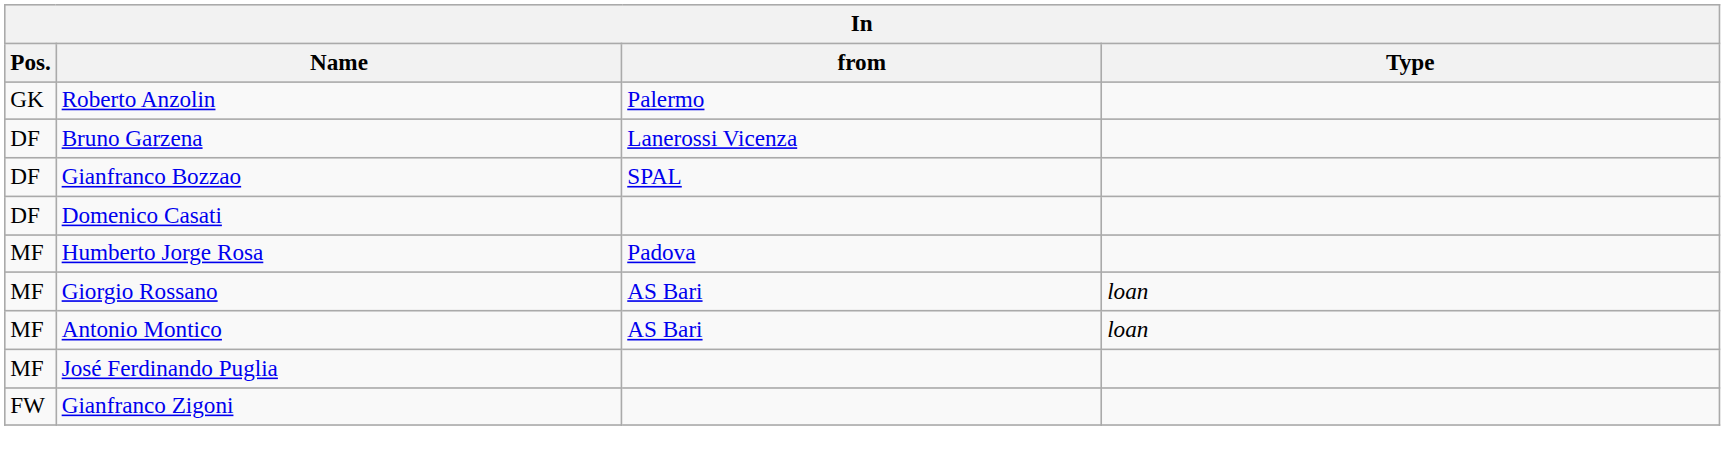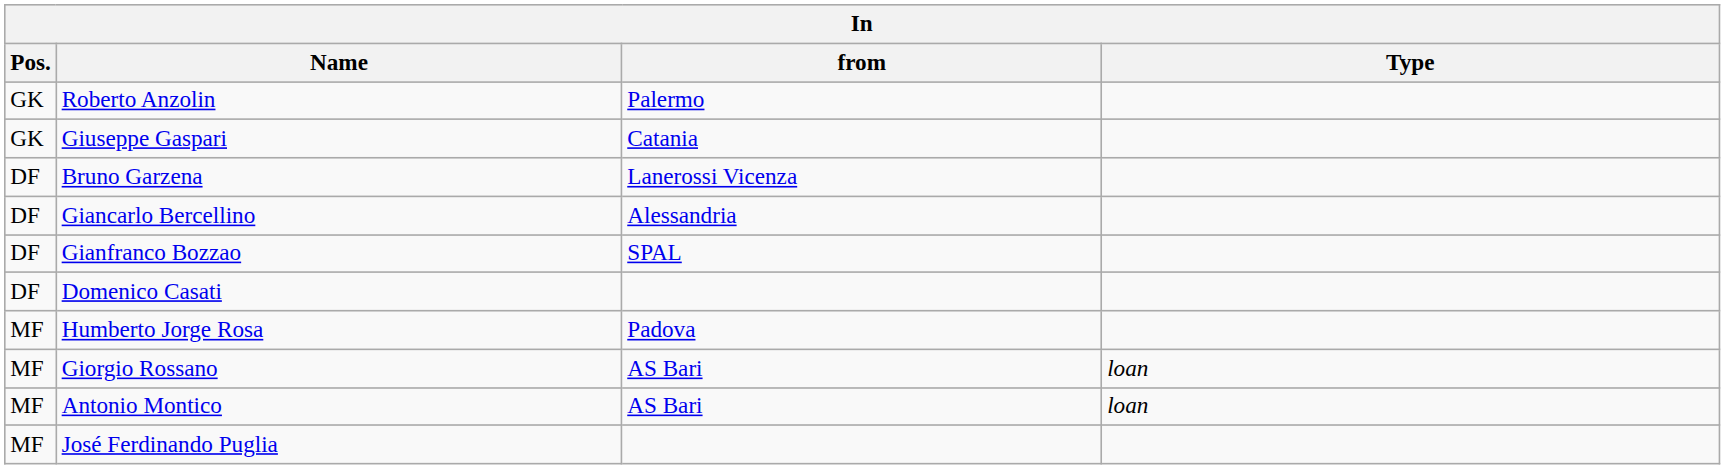+ row: (144, 138)
+ row: (158, 215)
- row: (148, 406)
